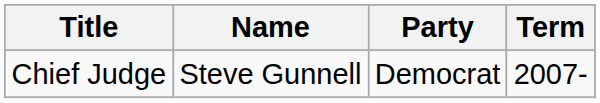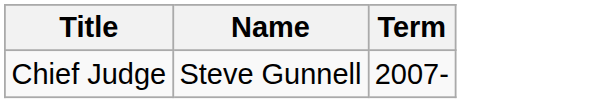- column: (438, 27)
